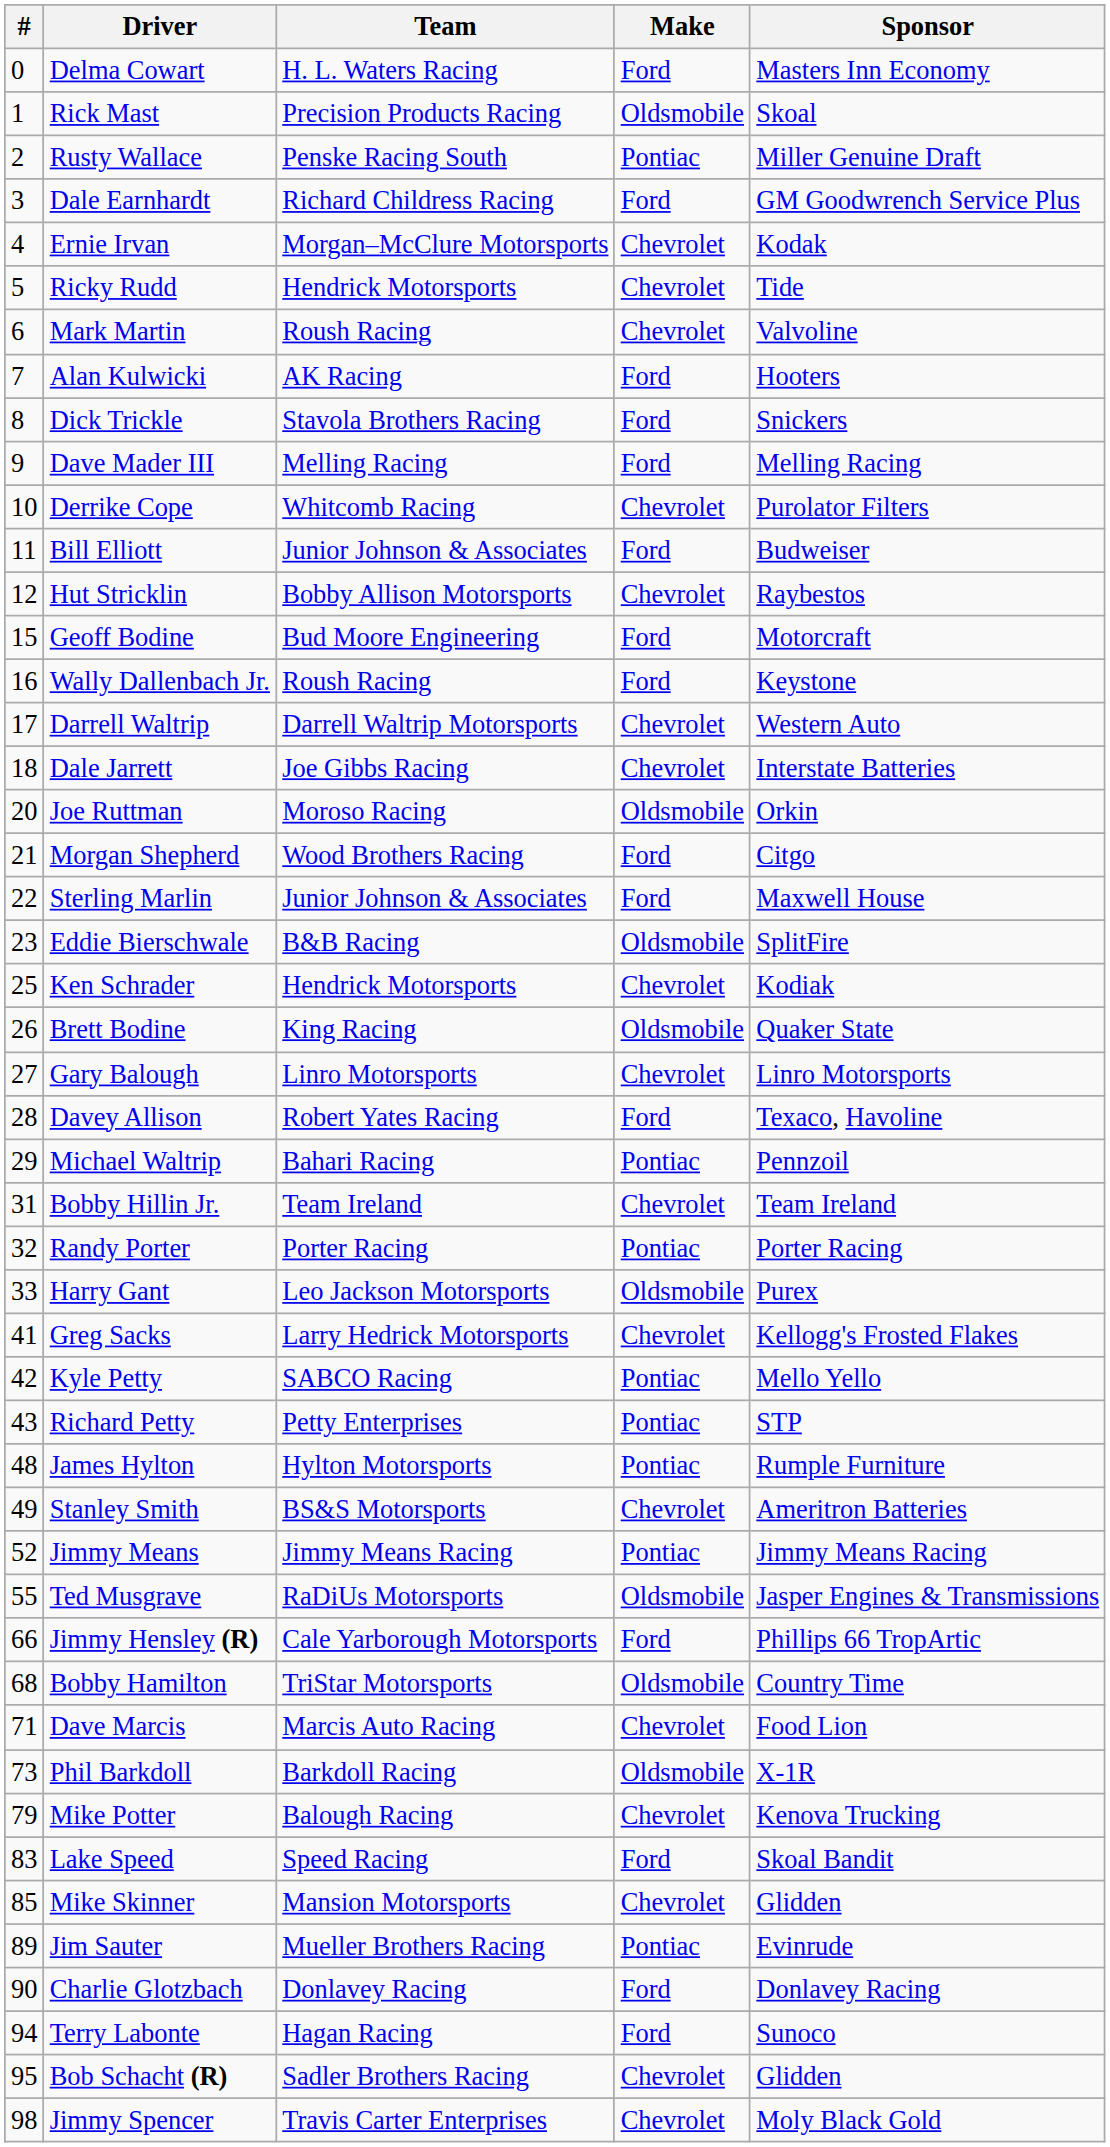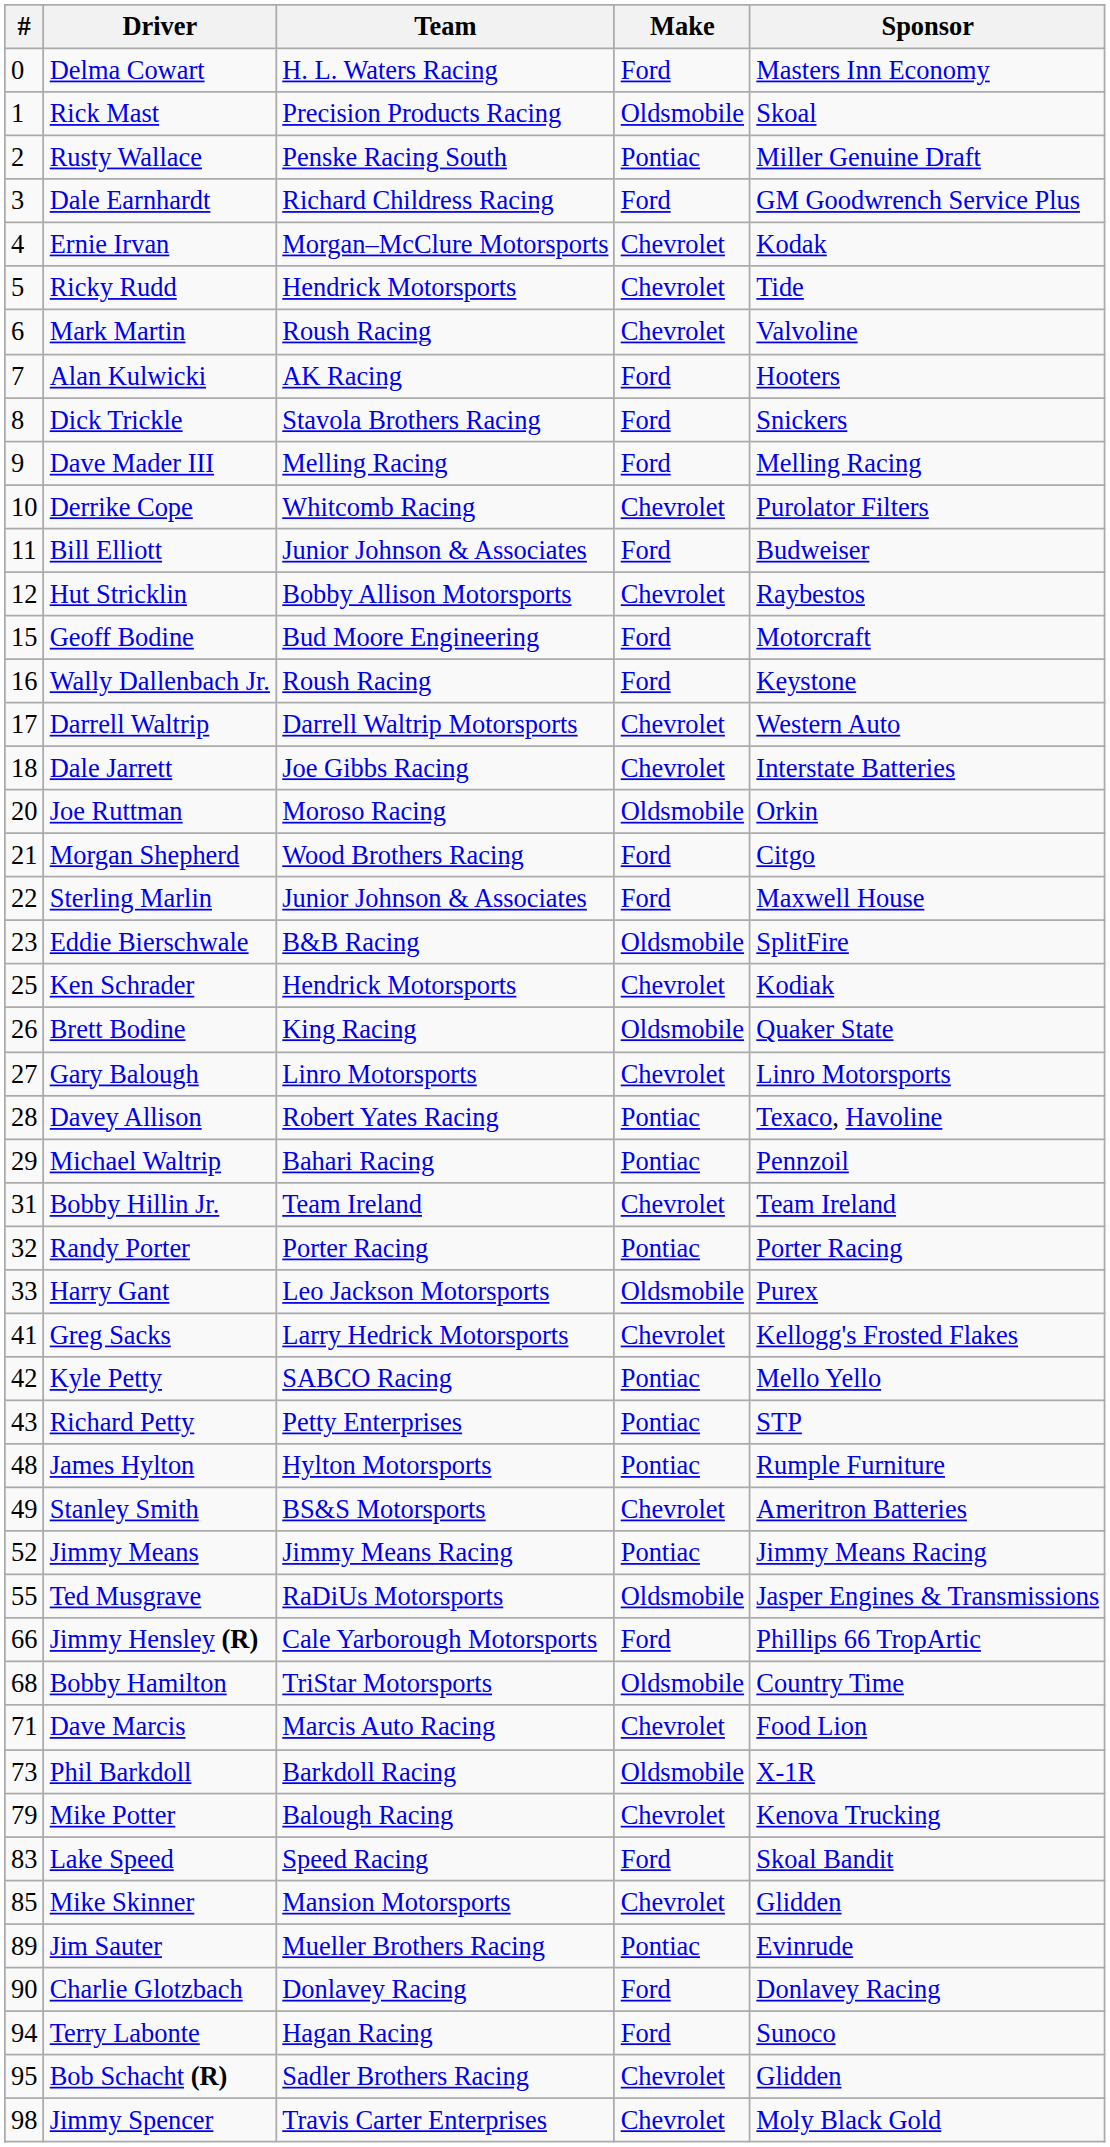(646, 1116) Ford -> (660, 1116) Pontiac
